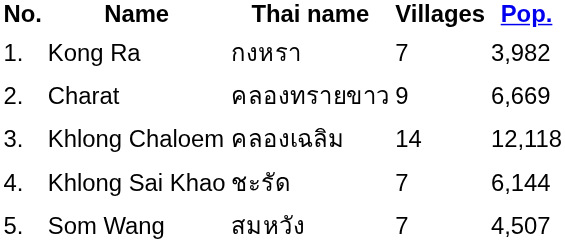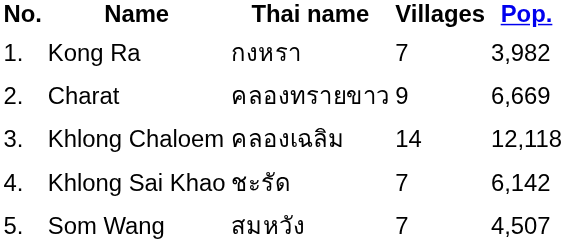(521, 182) 6,144 -> (521, 182) 6,142
